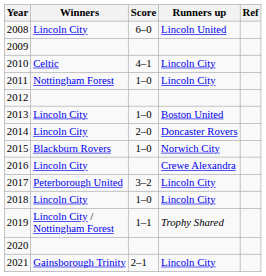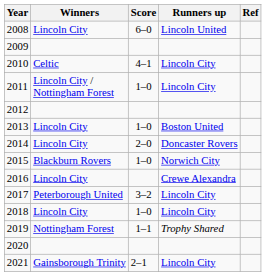(74, 81) Nottingham Forest -> (74, 87) Lincoln City / Nottingham Forest
(74, 223) Lincoln City / Nottingham Forest -> (74, 229) Nottingham Forest
